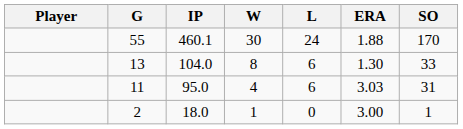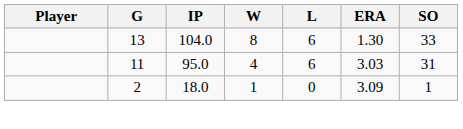- row: (195, 40)
(370, 111) 3.00 -> (370, 87) 3.09
